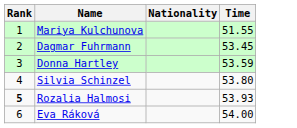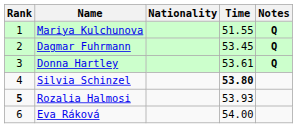+ column: (274, 13)
(238, 64) 53.59 -> (238, 64) 53.61
(238, 81) normal -> (238, 81) bold
